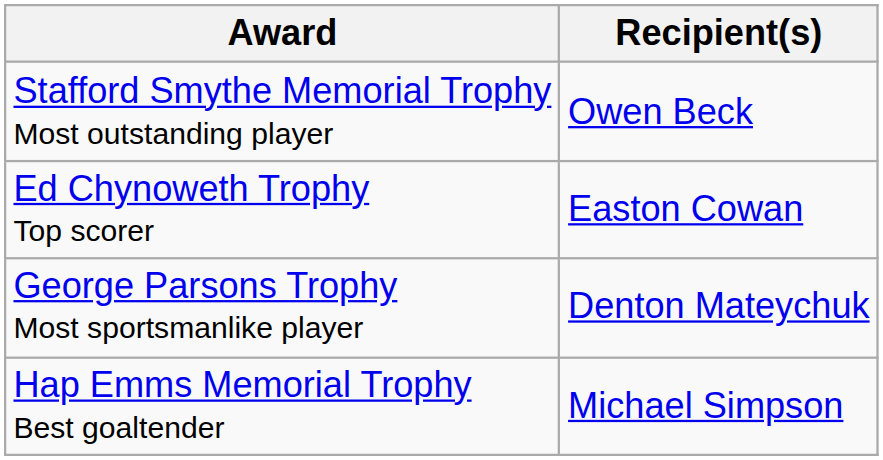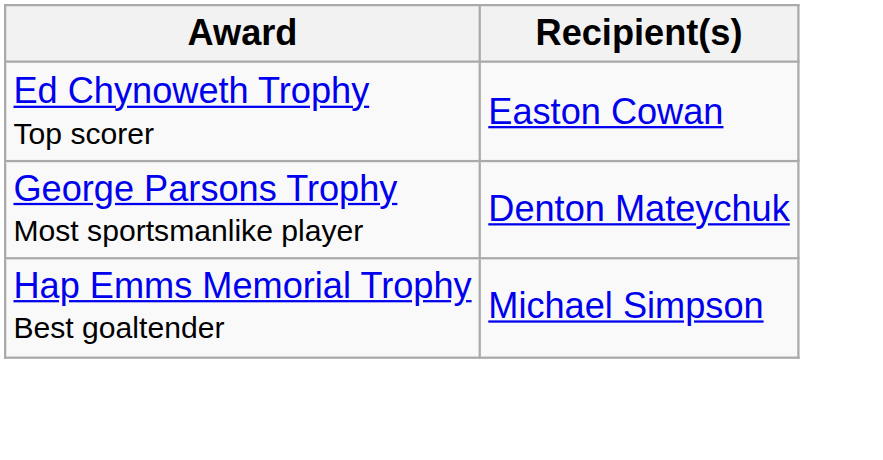- row: (282, 110)
